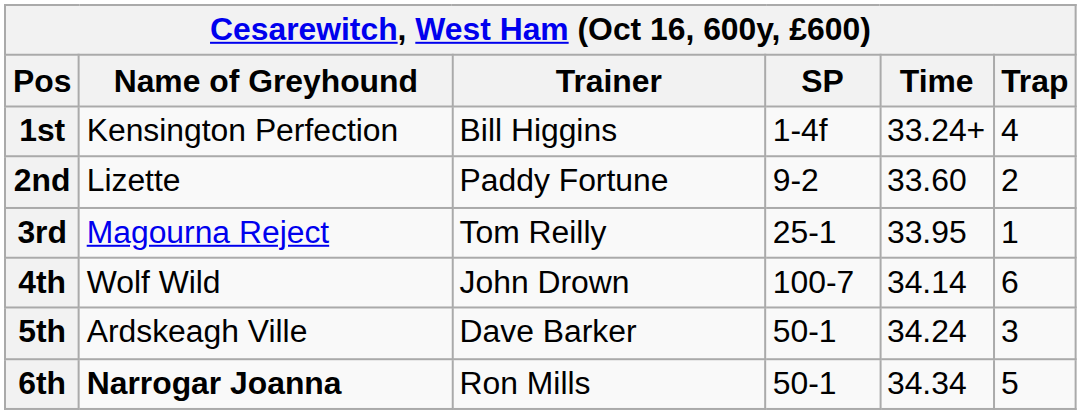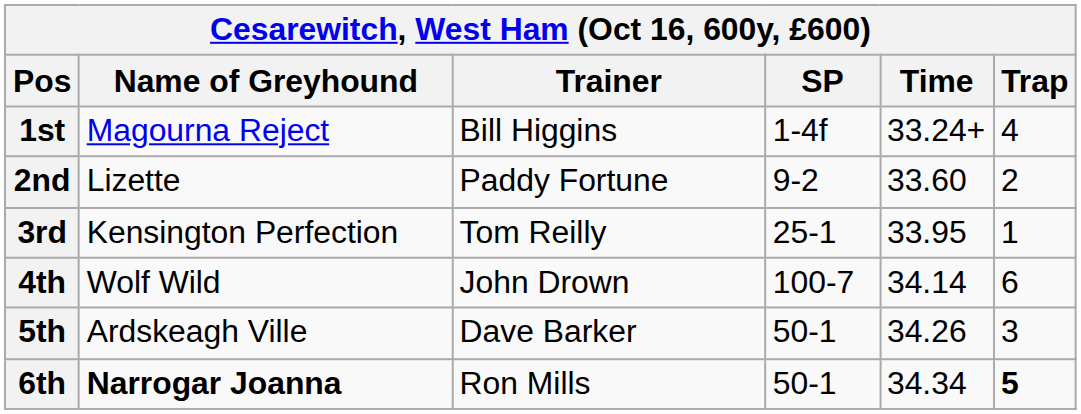(242, 130) Kensington Perfection -> (208, 130) Magourna Reject
(208, 231) Magourna Reject -> (242, 231) Kensington Perfection
(927, 332) 34.24 -> (927, 332) 34.26
(1010, 383) normal -> (1010, 383) bold
